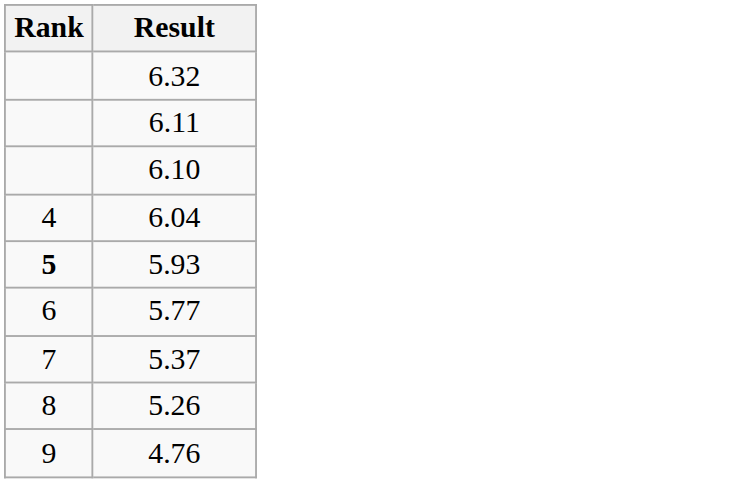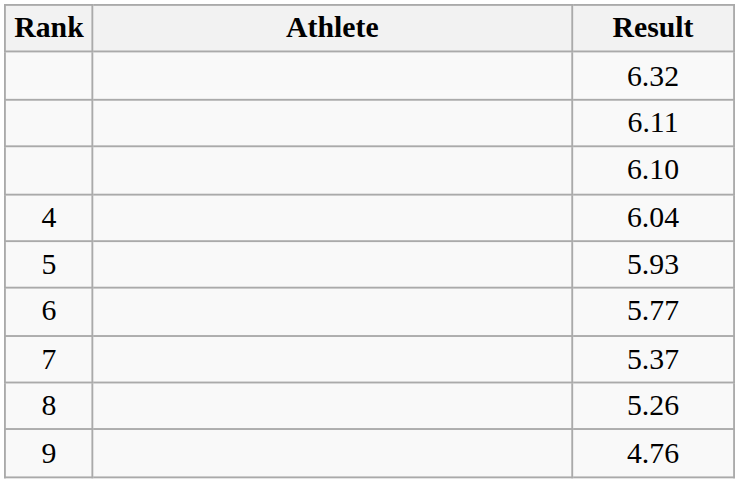+ column: (332, 28)
(49, 264) bold -> (49, 264) normal
